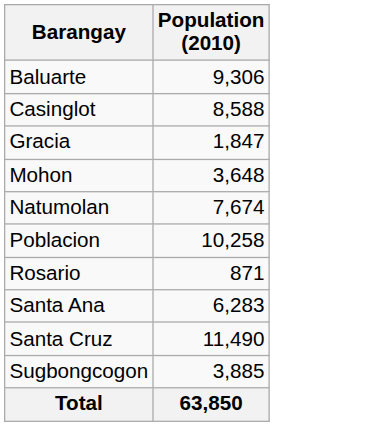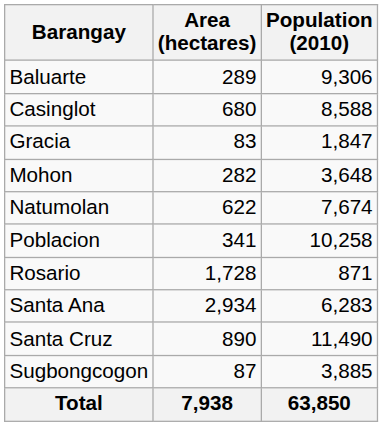+ column: (207, 32)
